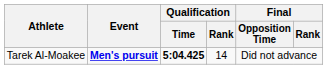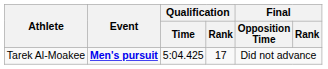(184, 56) bold -> (183, 56) normal
(221, 56) 14 -> (221, 56) 17
